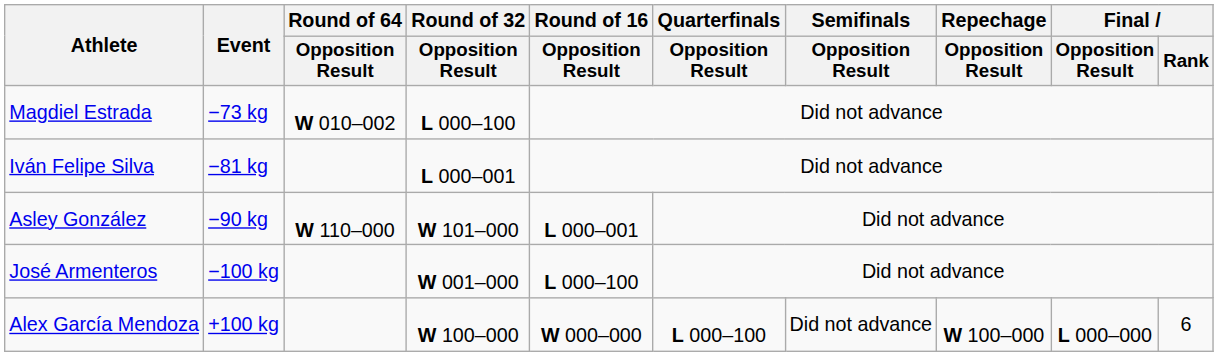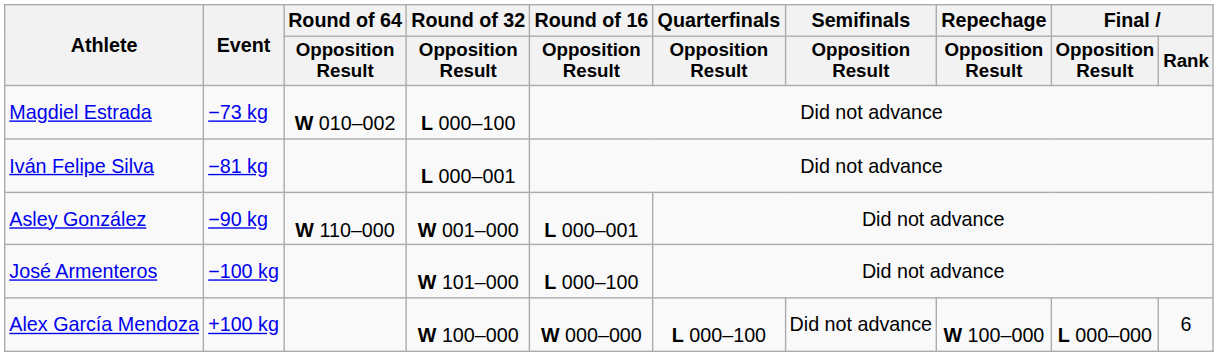(468, 230) W 101–000 -> (468, 230) W 001–000
(468, 283) W 001–000 -> (468, 283) W 101–000
